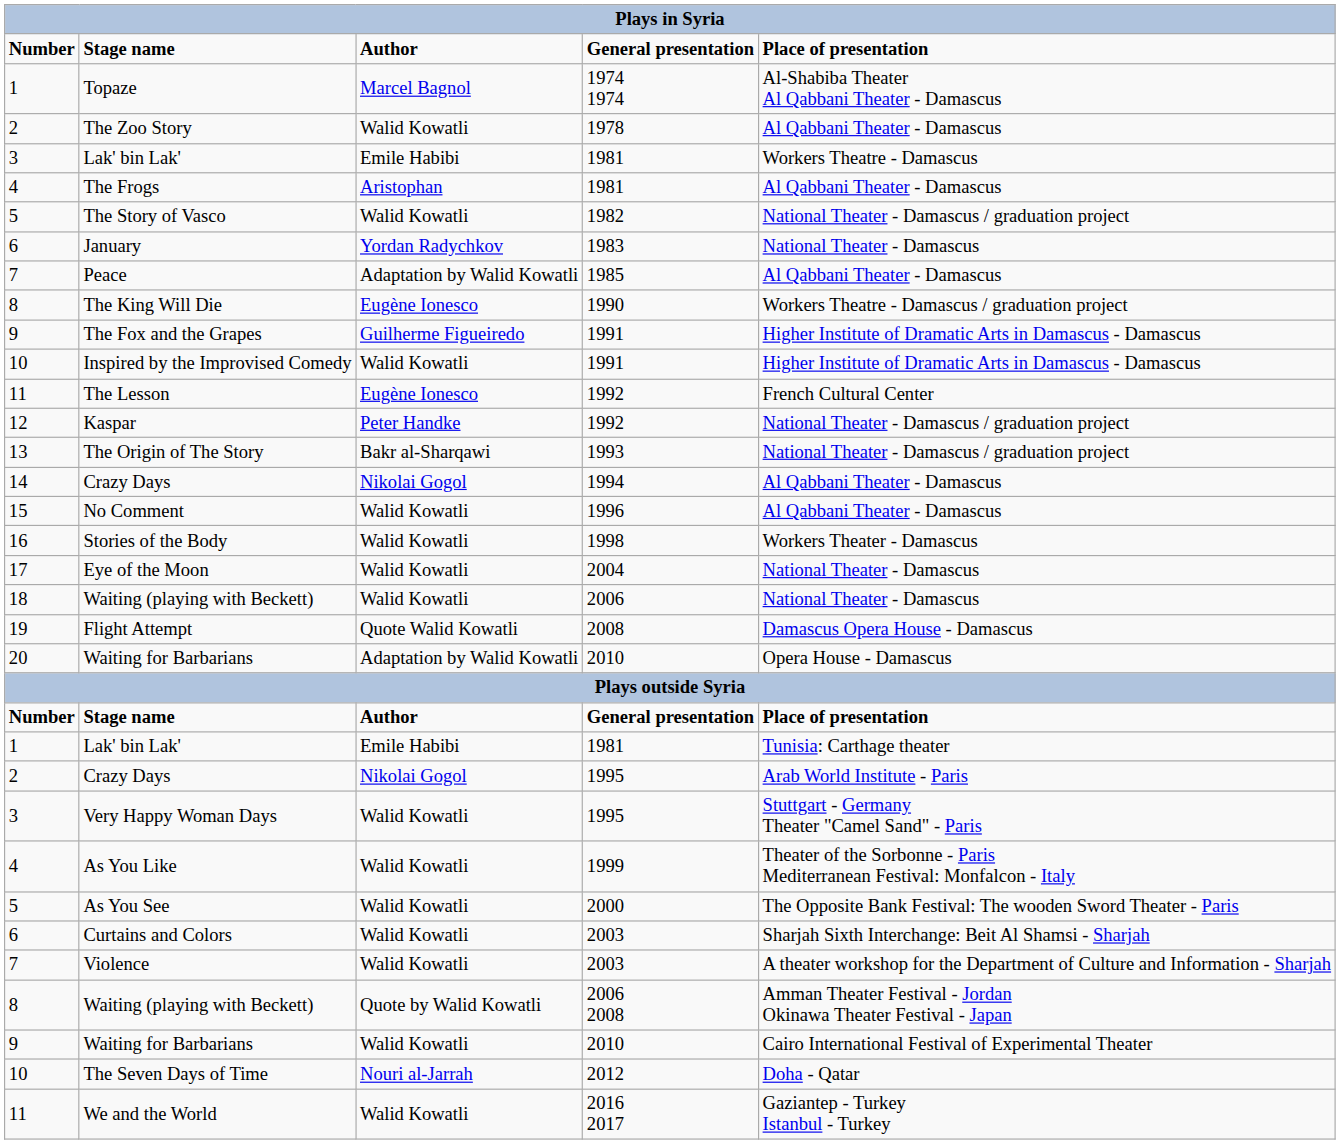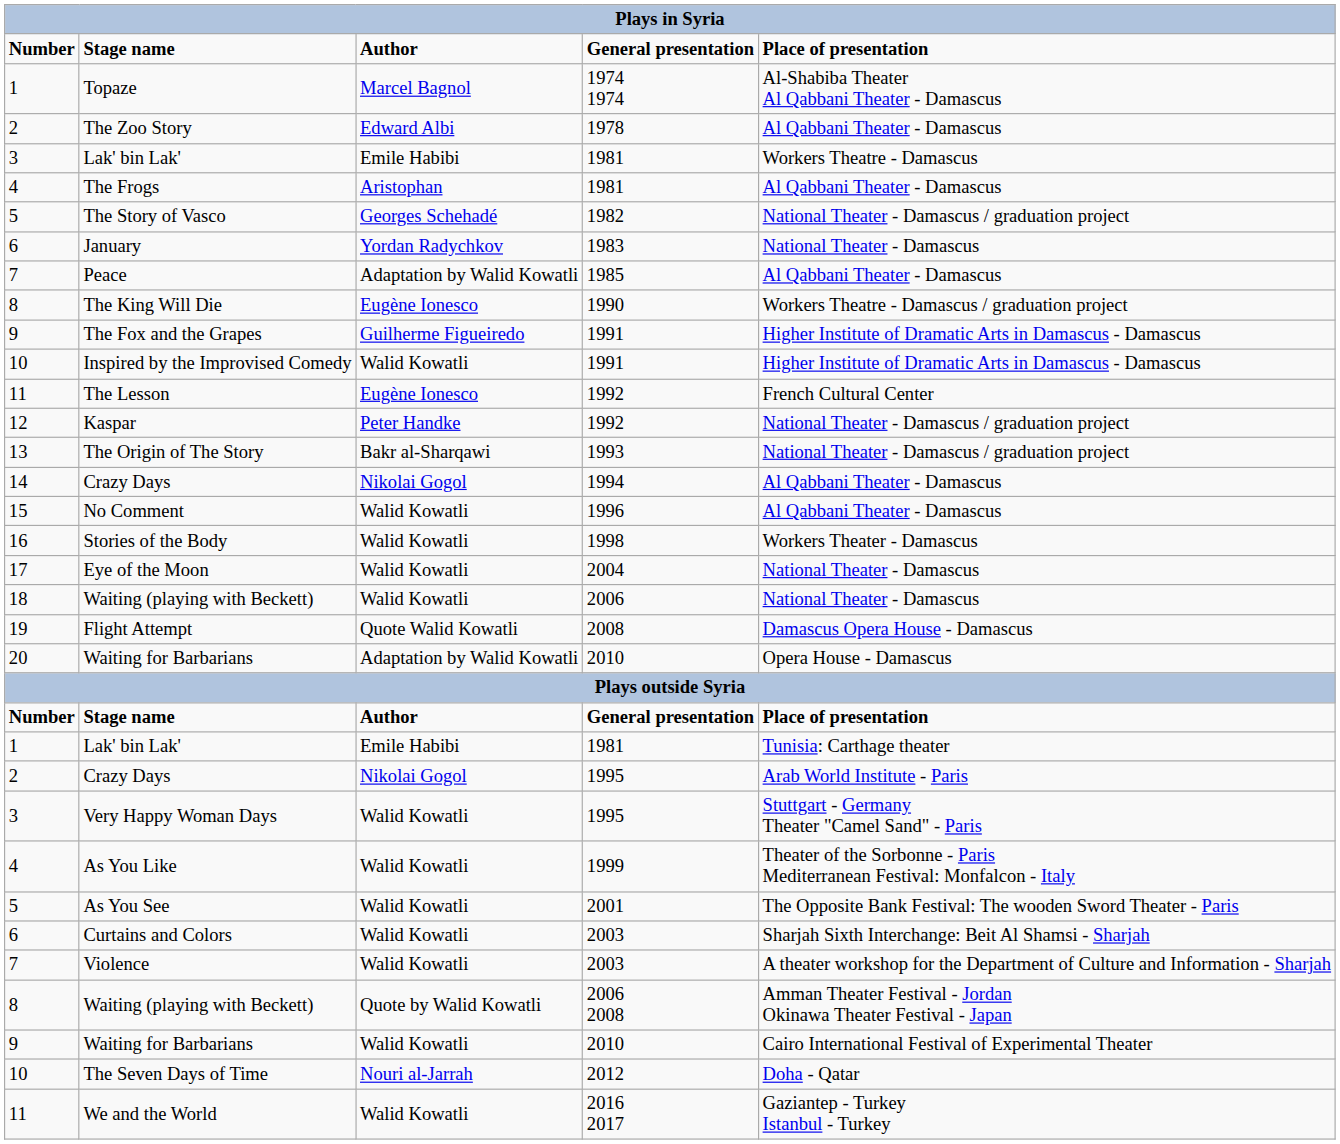(414, 128) Walid Kowatli -> (407, 128) Edward Albi
(414, 216) Walid Kowatli -> (429, 216) Georges Schehadé
(605, 906) 2000 -> (605, 906) 2001
